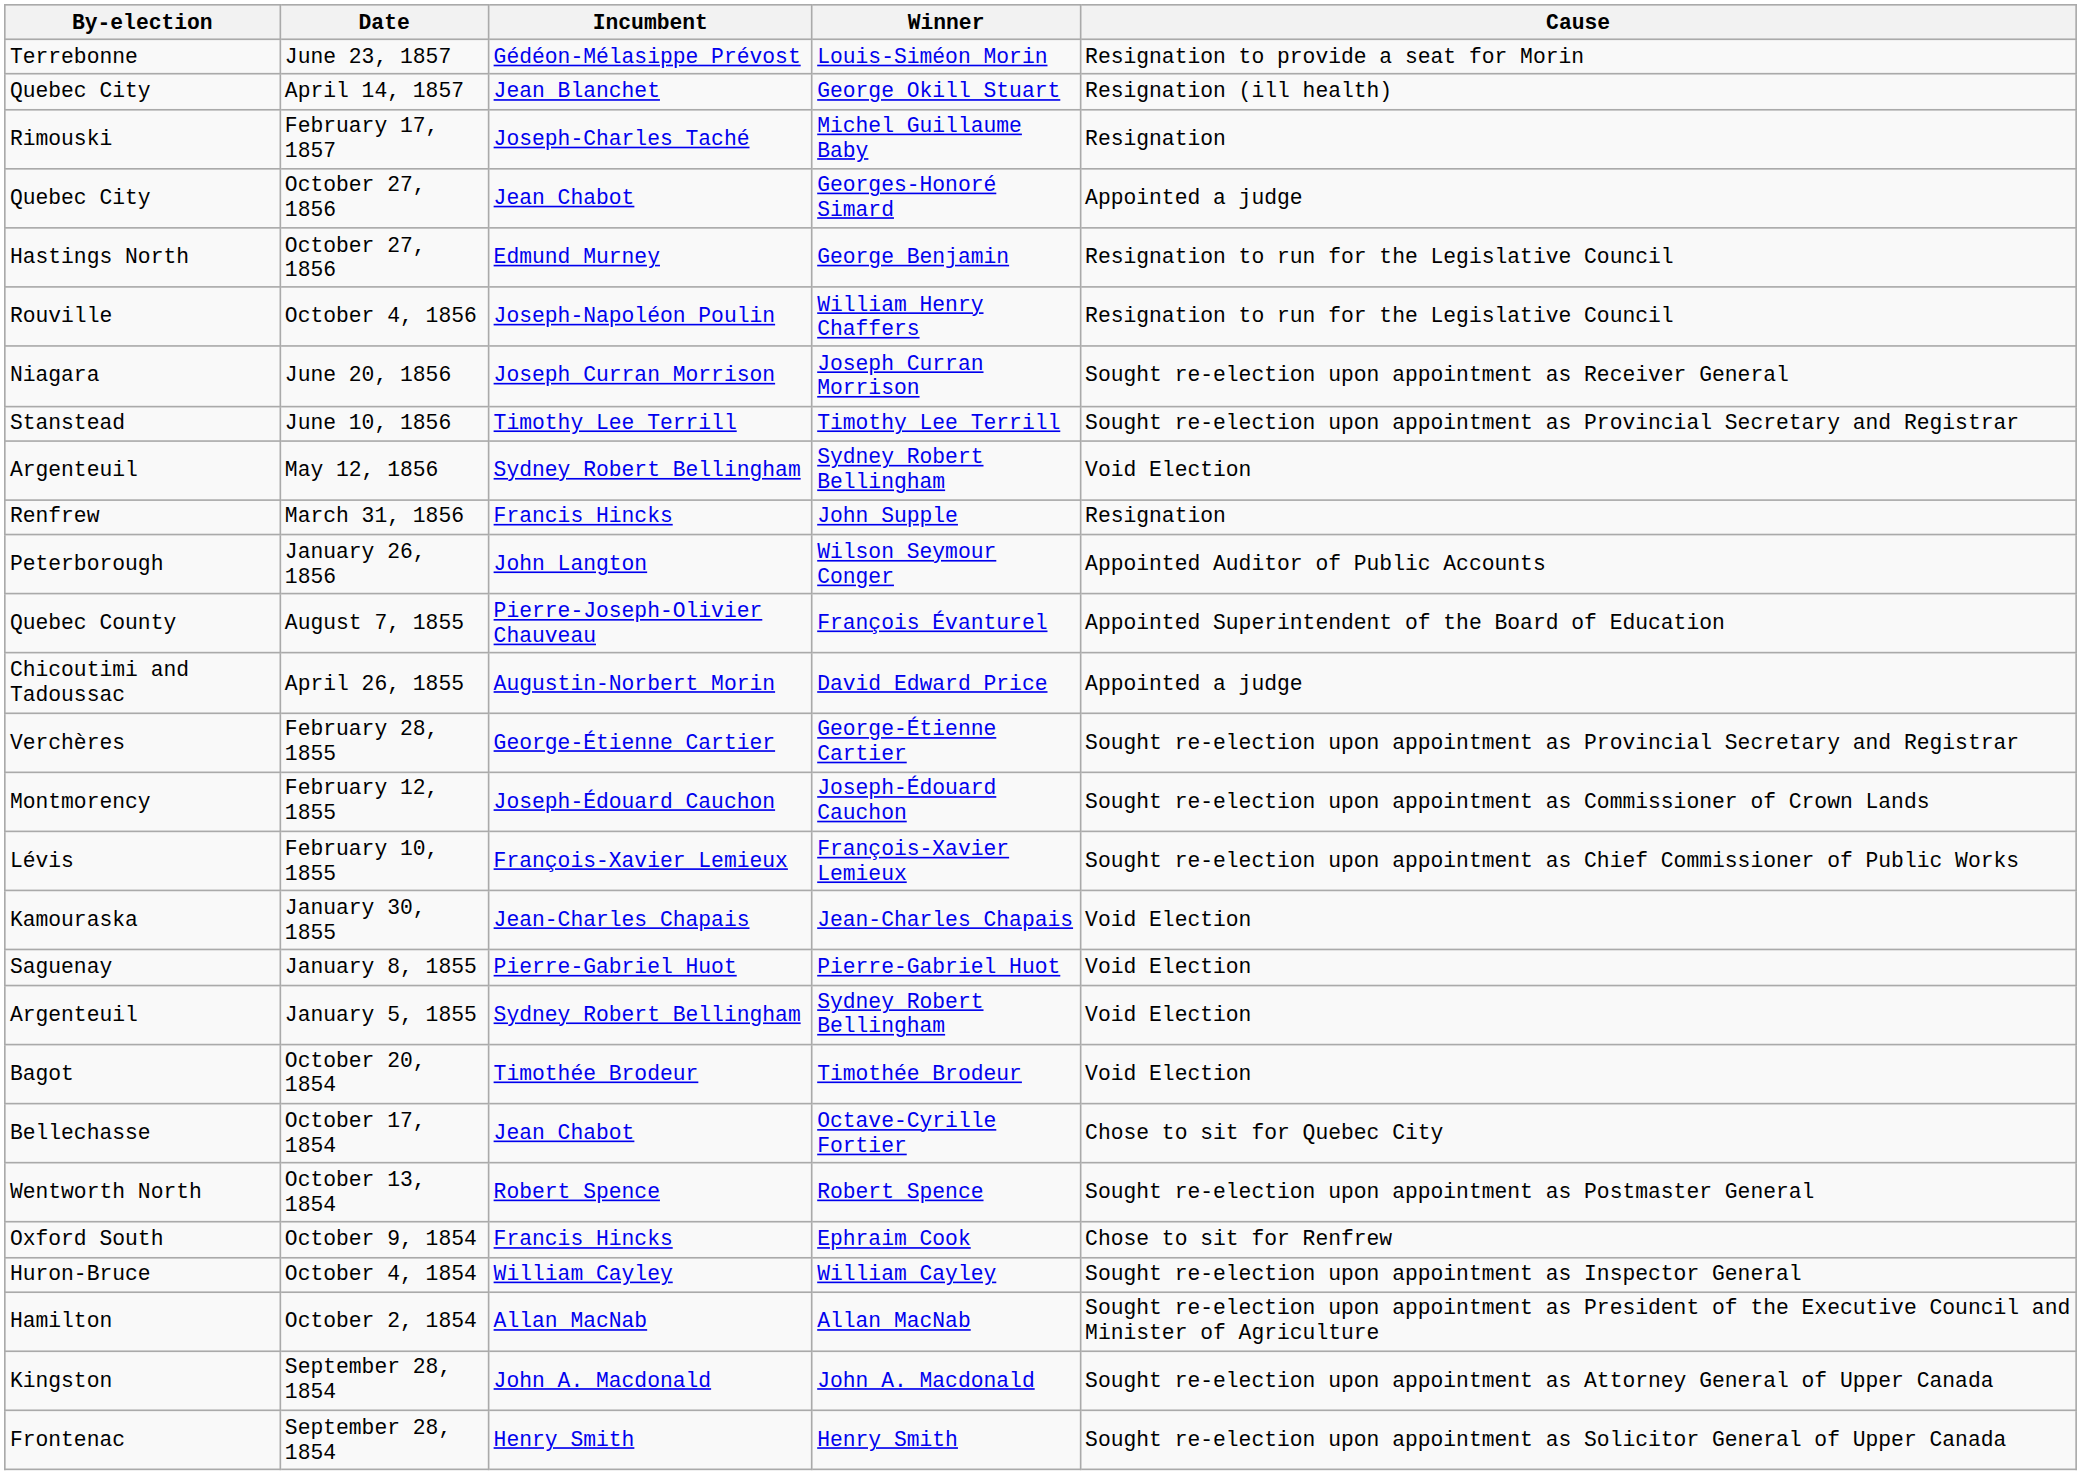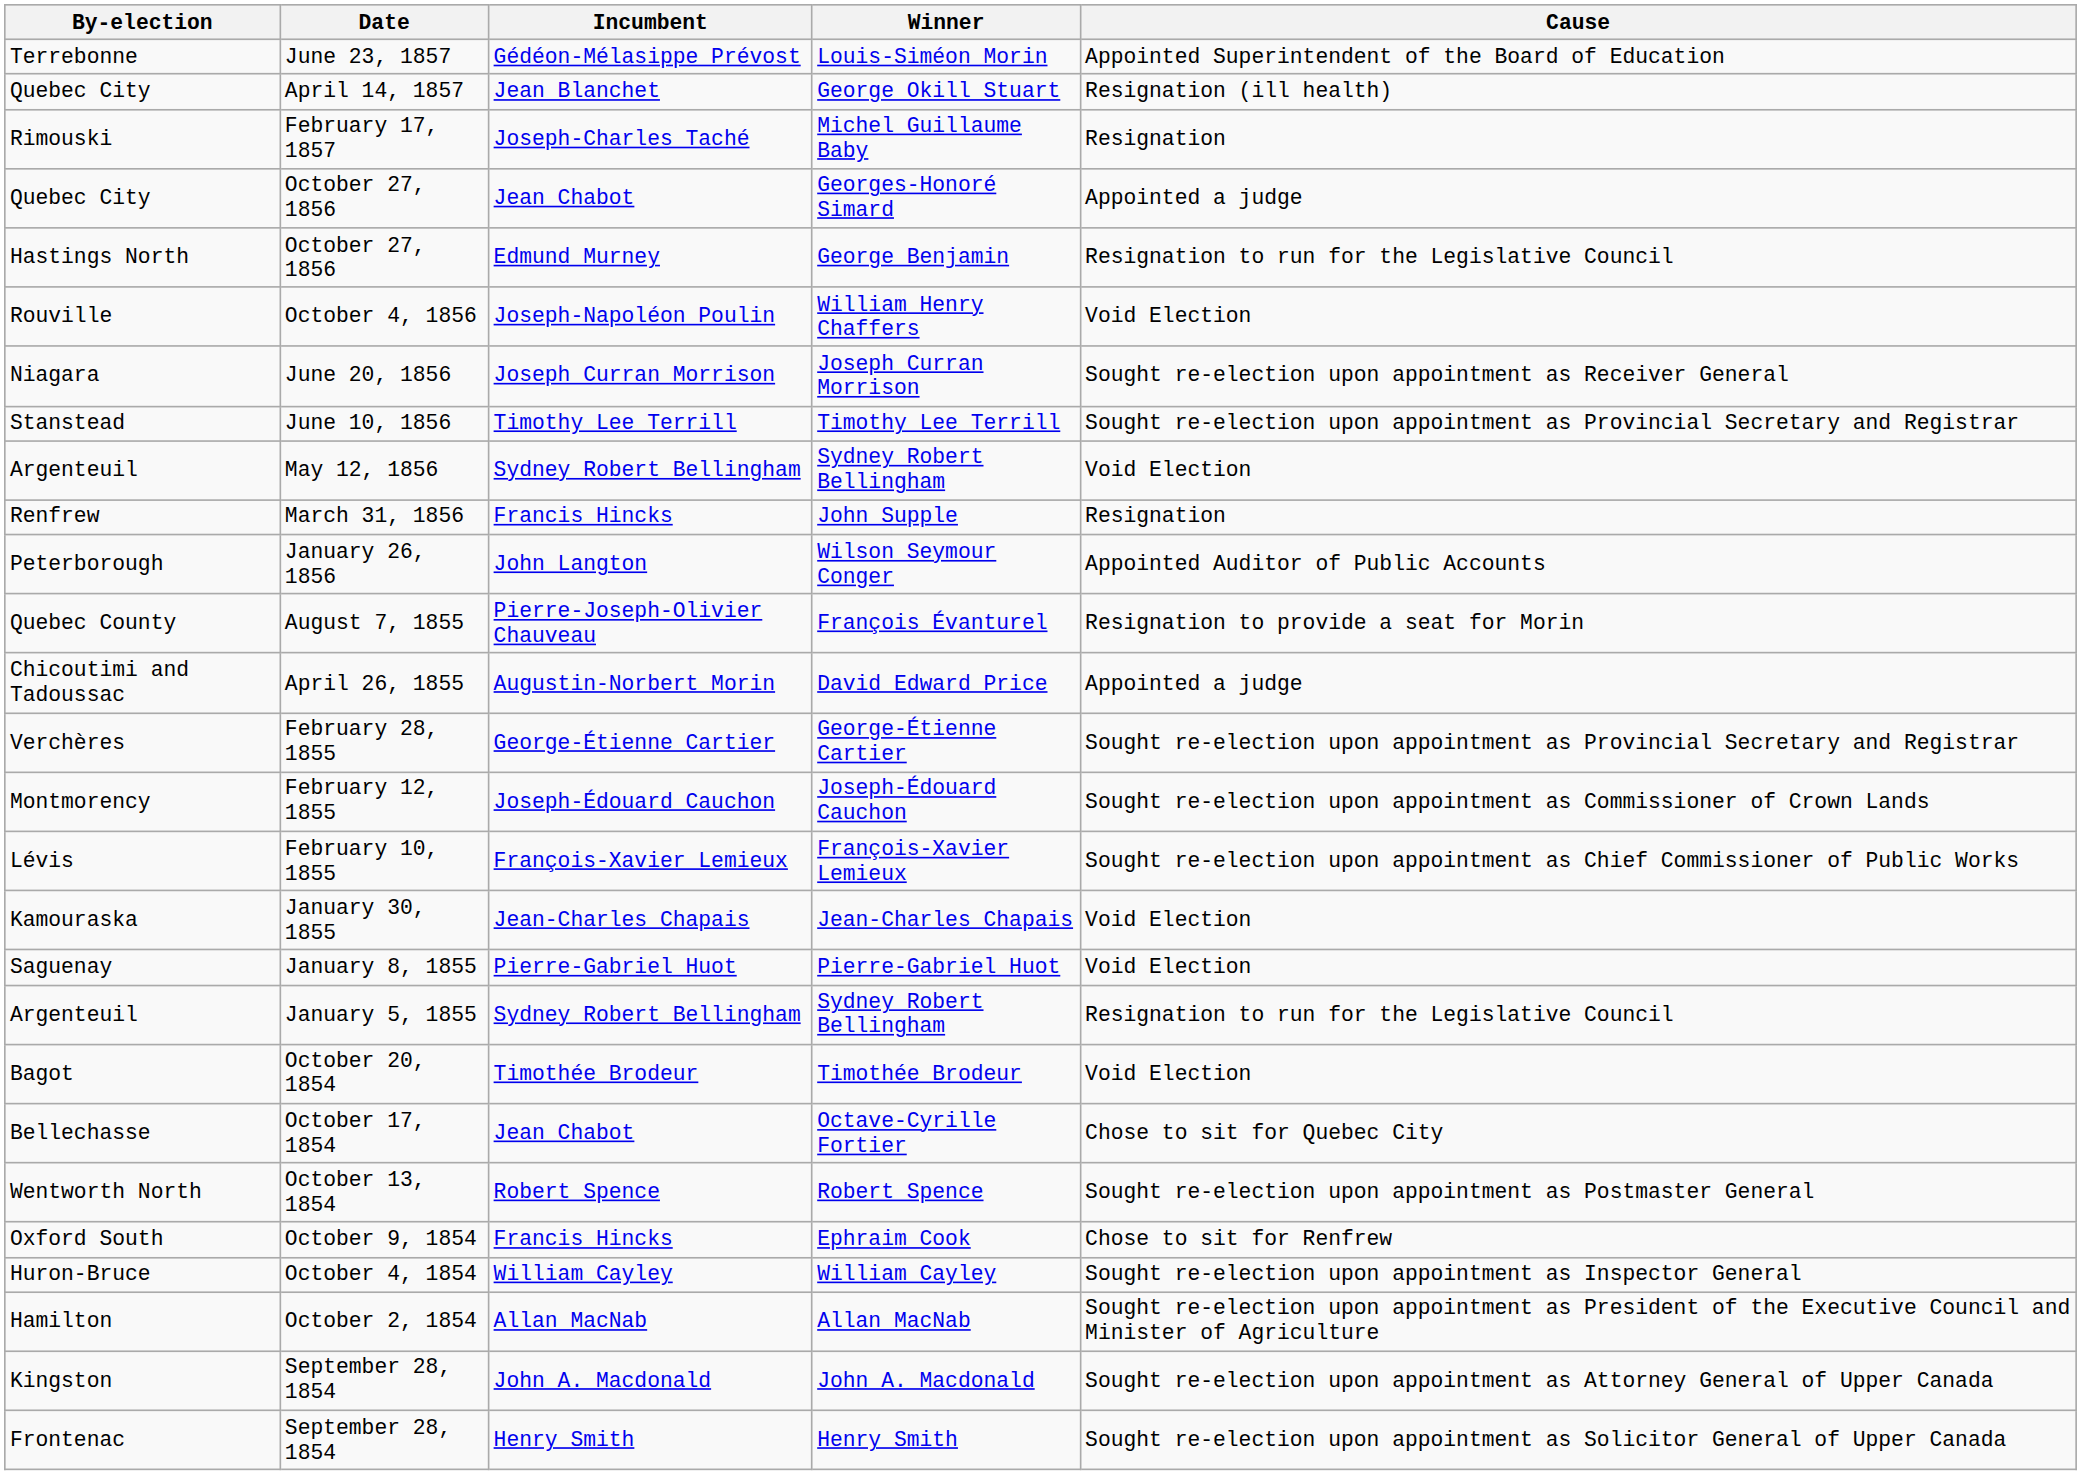(1335, 57) Resignation to provide a seat for Morin -> (1405, 57) Appointed Superintendent of the Board of Education
(1379, 317) Resignation to run for the Legislative Council -> (1168, 317) Void Election
(1405, 624) Appointed Superintendent of the Board of Education -> (1335, 624) Resignation to provide a seat for Morin
(1168, 1014) Void Election -> (1379, 1014) Resignation to run for the Legislative Council
